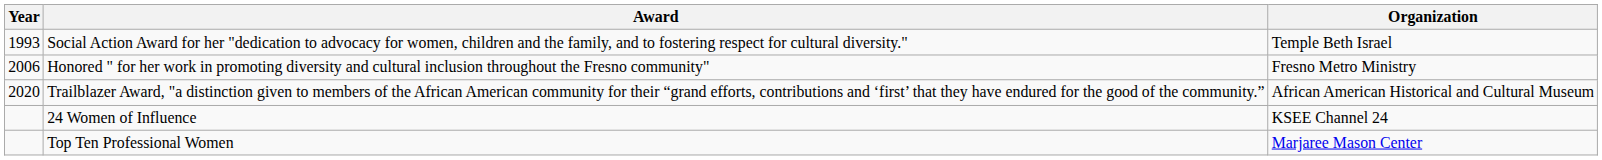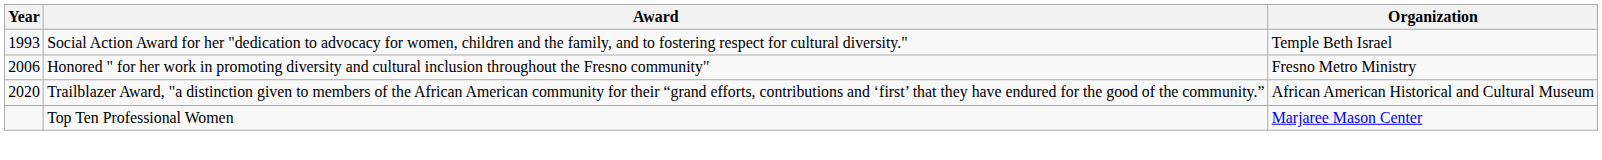- row: (122, 117)
